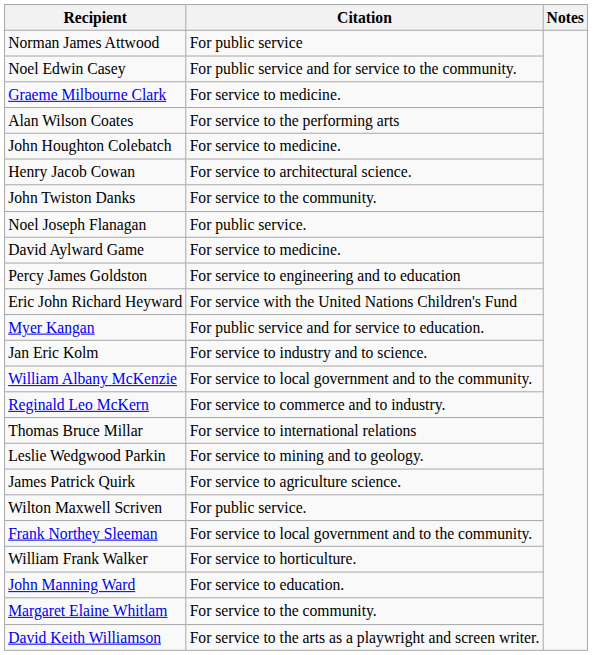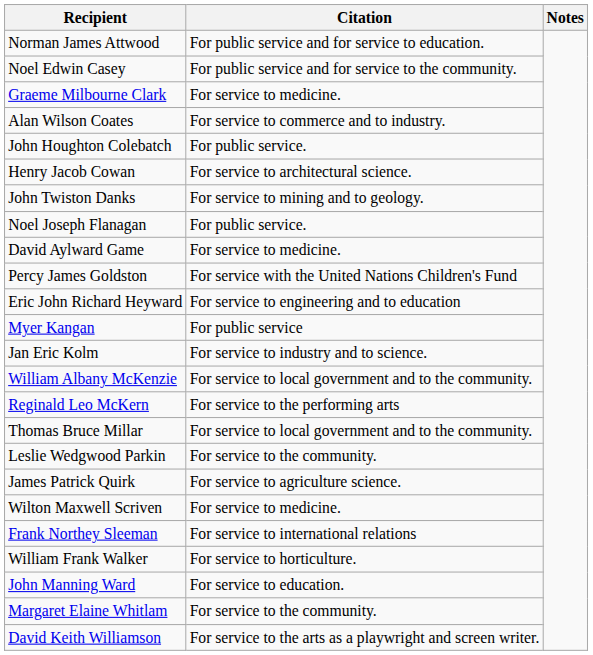(246, 43) For public service -> (337, 43) For public service and for service to education.
(295, 120) For service to the performing arts -> (317, 120) For service to commerce and to industry.
(265, 146) For service to medicine. -> (248, 146) For public service.
(283, 198) For service to the community. -> (307, 198) For service to mining and to geology.
(325, 275) For service to engineering and to education -> (353, 275) For service with the United Nations Children's Fund
(353, 301) For service with the United Nations Children's Fund -> (325, 301) For service to engineering and to education
(337, 327) For public service and for service to education. -> (246, 327) For public service
(317, 404) For service to commerce and to industry. -> (295, 404) For service to the performing arts
(303, 430) For service to international relations -> (361, 430) For service to local government and to the community.
(307, 456) For service to mining and to geology. -> (283, 456) For service to the community.
(248, 508) For public service. -> (265, 508) For service to medicine.
(361, 533) For service to local government and to the community. -> (303, 533) For service to international relations
